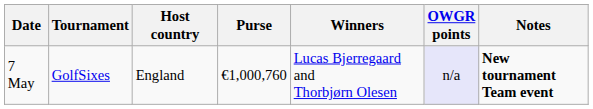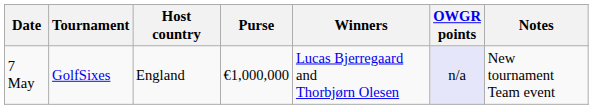(254, 75) €1,000,760 -> (256, 75) €1,000,000
(519, 75) bold -> (521, 75) normal
